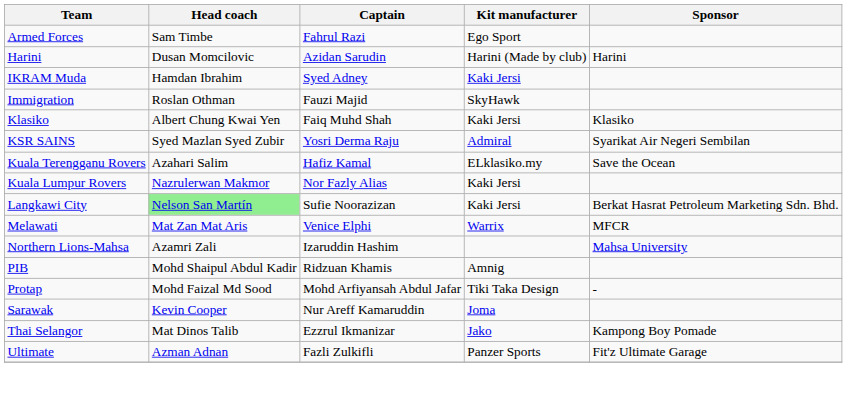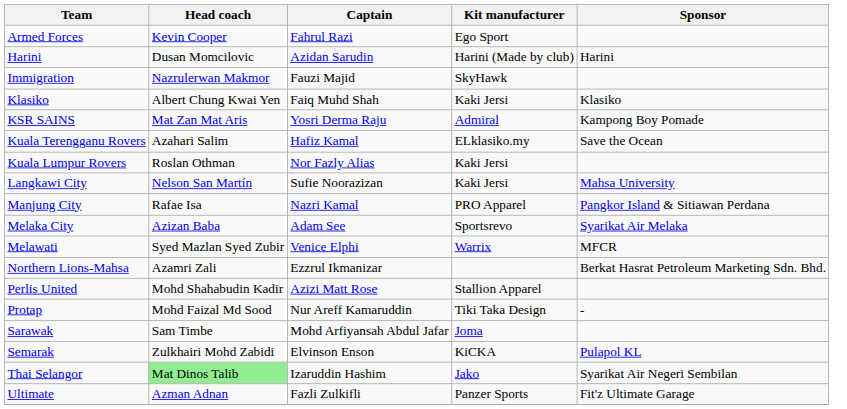(182, 36) Sam Timbe -> (189, 36) Kevin Cooper
- row: (47, 78)
(193, 99) Roslan Othman -> (211, 78) Nazrulerwan Makmor
(218, 141) Syed Mazlan Syed Zubir -> (200, 120) Mat Zan Mat Aris
(671, 141) Syarikat Air Negeri Sembilan -> (642, 120) Kampong Boy Pomade
(211, 183) Nazrulerwan Makmor -> (193, 162) Roslan Othman
(202, 204) lightgreen background -> (202, 183) no background
(716, 204) Berkat Hasrat Petroleum Marketing Sdn. Bhd. -> (627, 183) Mahsa University
+ row: (45, 204)
+ row: (40, 225)
(200, 225) Mat Zan Mat Aris -> (218, 246) Syed Mazlan Syed Zubir
(351, 246) Izaruddin Hashim -> (336, 267) Ezzrul Ikmanizar
(640, 246) Mahsa University -> (703, 267) Berkat Hasrat Petroleum Marketing Sdn. Bhd.
+ row: (42, 288)
- row: (18, 267)
(382, 288) Mohd Arfiyansah Abdul Jafar -> (351, 309) Nur Areff Kamaruddin
(189, 309) Kevin Cooper -> (182, 330) Sam Timbe
(364, 309) Nur Areff Kamaruddin -> (369, 330) Mohd Arfiyansah Abdul Jafar
+ row: (31, 352)
(195, 330) no background -> (195, 373) lightgreen background
(349, 330) Ezzrul Ikmanizar -> (338, 373) Izaruddin Hashim
(654, 330) Kampong Boy Pomade -> (659, 373) Syarikat Air Negeri Sembilan
